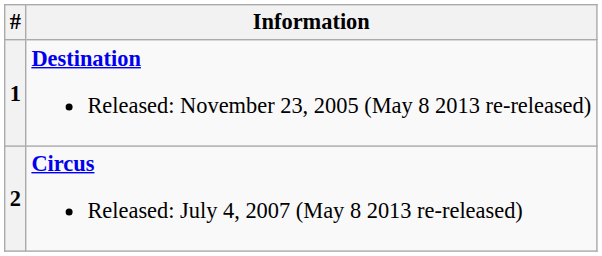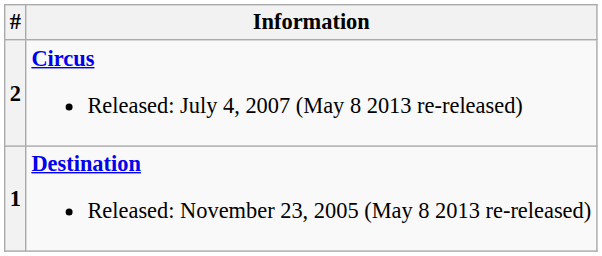rows swapped: (15, 92) <-> (15, 198)
